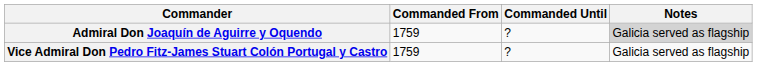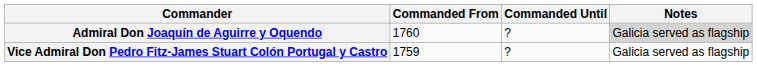(406, 33) 1759 -> (406, 33) 1760
